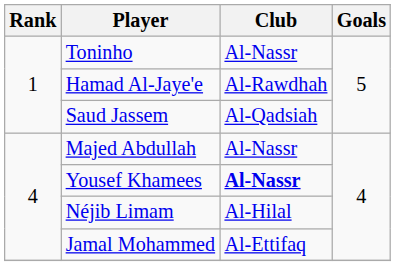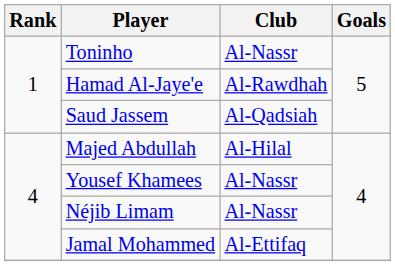(261, 148) Al-Nassr -> (258, 148) Al-Hilal
(262, 180) bold -> (261, 180) normal
(258, 212) Al-Hilal -> (261, 212) Al-Nassr
